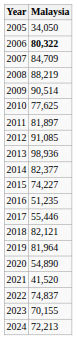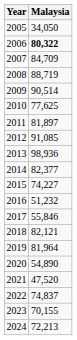(45, 75) 88,219 -> (45, 75) 88,719
(45, 201) 51,235 -> (45, 201) 51,232
(45, 216) 55,446 -> (45, 216) 55,846
(45, 279) 41,520 -> (45, 279) 47,520
